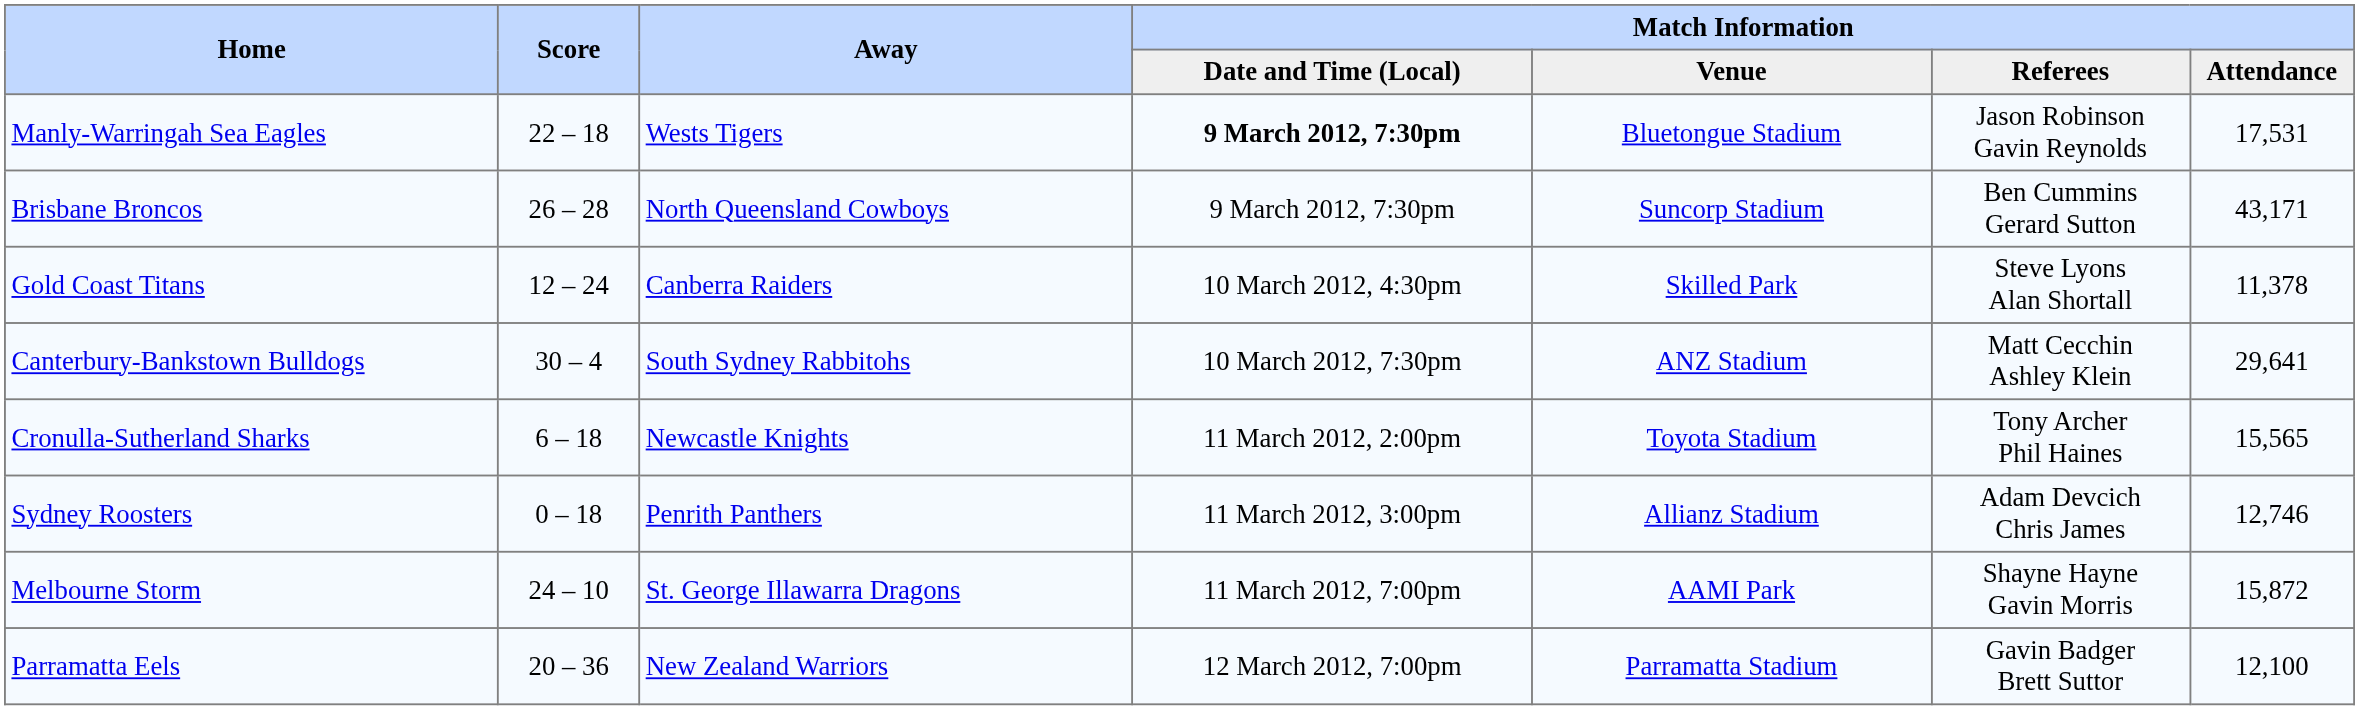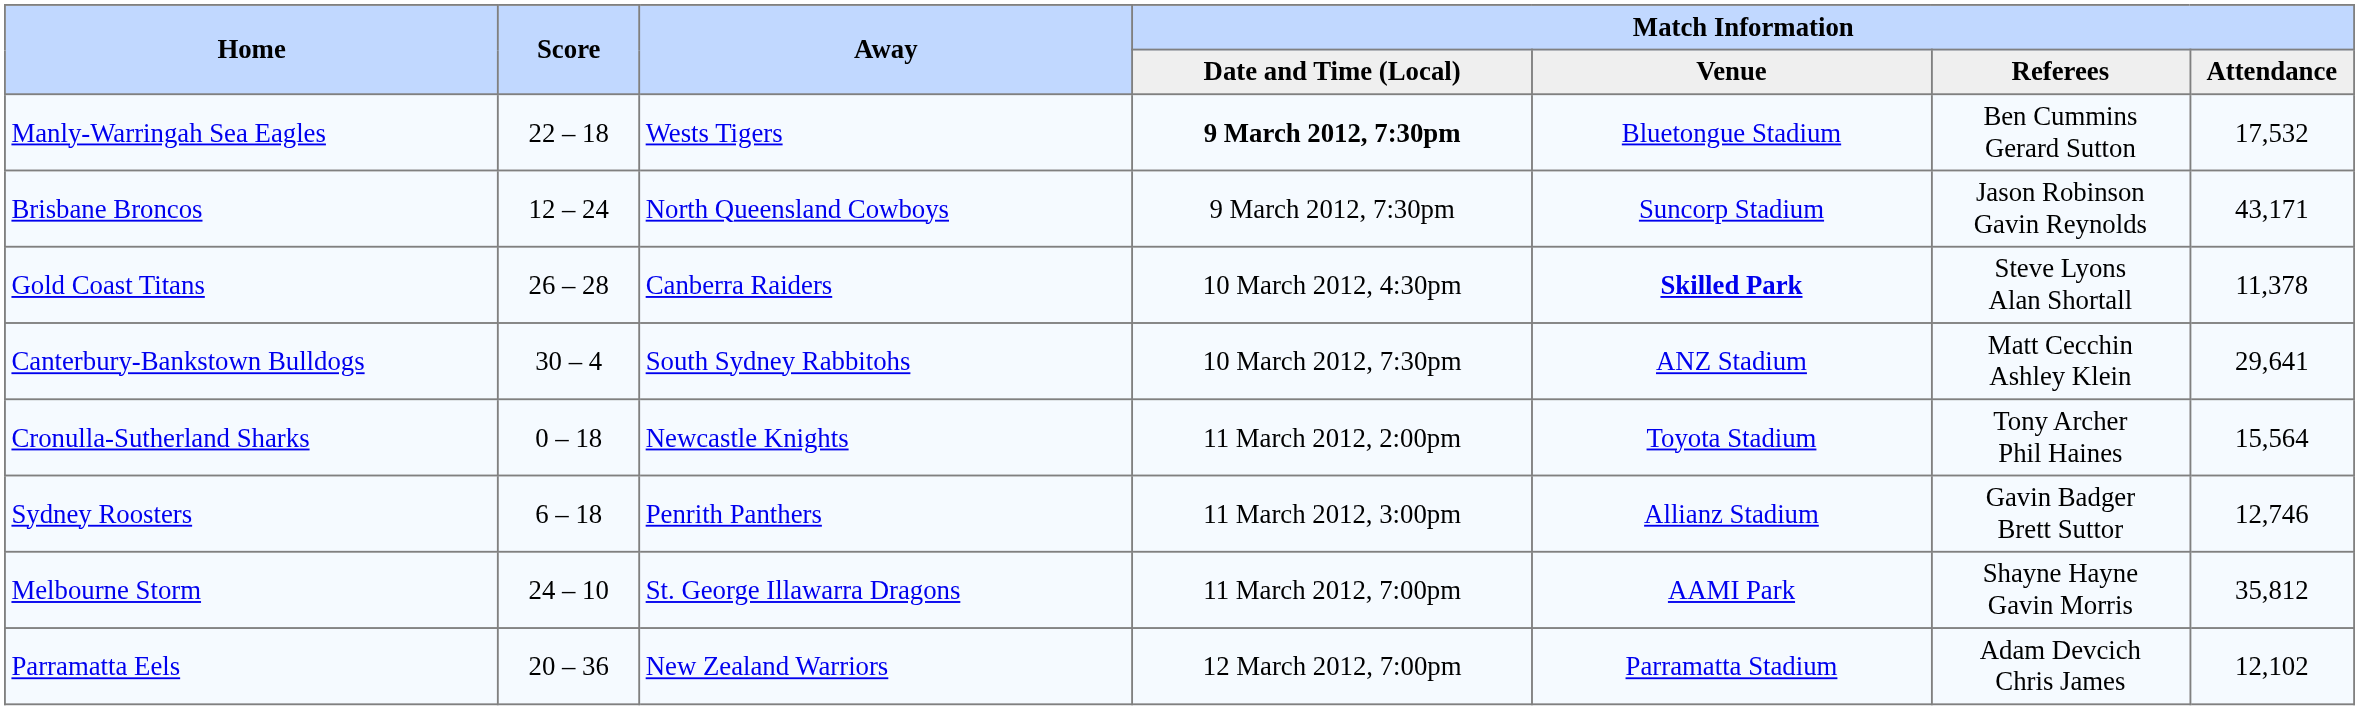(2060, 131) Jason Robinson Gavin Reynolds -> (2060, 131) Ben Cummins Gerard Sutton
(2272, 131) 17,531 -> (2272, 131) 17,532
(569, 208) 26 – 28 -> (569, 208) 12 – 24
(2060, 208) Ben Cummins Gerard Sutton -> (2060, 208) Jason Robinson Gavin Reynolds
(569, 284) 12 – 24 -> (569, 284) 26 – 28
(1731, 284) normal -> (1731, 284) bold
(569, 436) 6 – 18 -> (569, 436) 0 – 18
(2272, 436) 15,565 -> (2272, 436) 15,564
(569, 513) 0 – 18 -> (569, 513) 6 – 18
(2060, 513) Adam Devcich Chris James -> (2060, 513) Gavin Badger Brett Suttor
(2272, 589) 15,872 -> (2272, 589) 35,812
(2060, 665) Gavin Badger Brett Suttor -> (2060, 665) Adam Devcich Chris James
(2272, 665) 12,100 -> (2272, 665) 12,102
